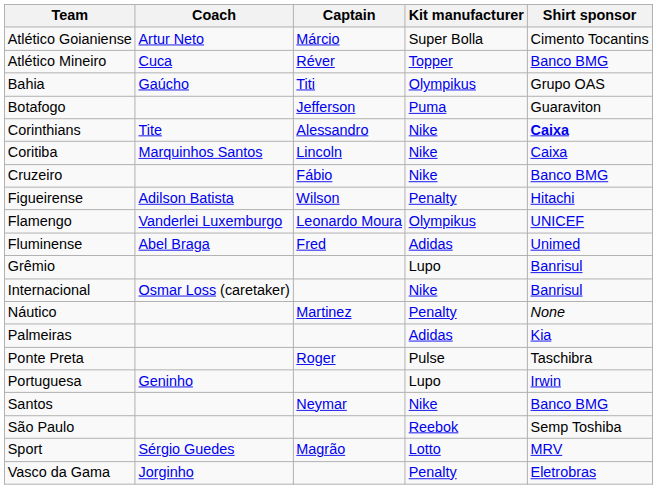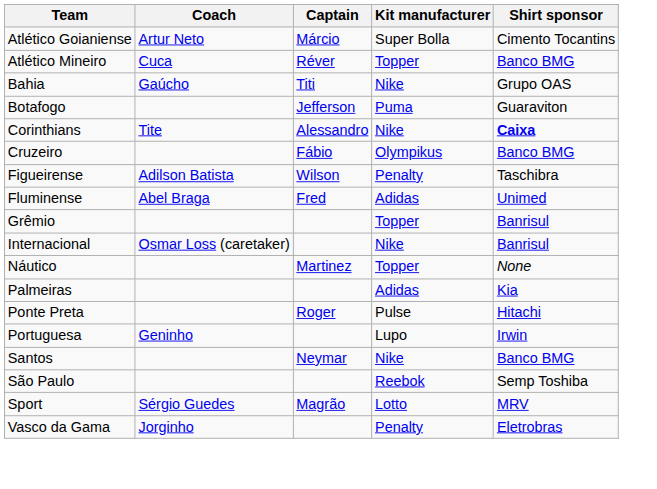(442, 84) Olympikus -> (389, 84) Nike
- row: (33, 152)
(423, 175) Nike -> (409, 152) Olympikus
(553, 198) Hitachi -> (528, 175) Taschibra
- row: (40, 221)
(425, 267) Lupo -> (397, 221) Topper
(433, 312) Penalty -> (397, 267) Topper
(561, 358) Taschibra -> (519, 312) Hitachi
